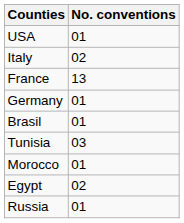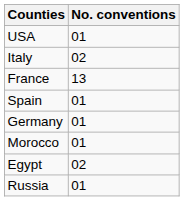+ row: (25, 100)
- row: (24, 121)
- row: (29, 143)
